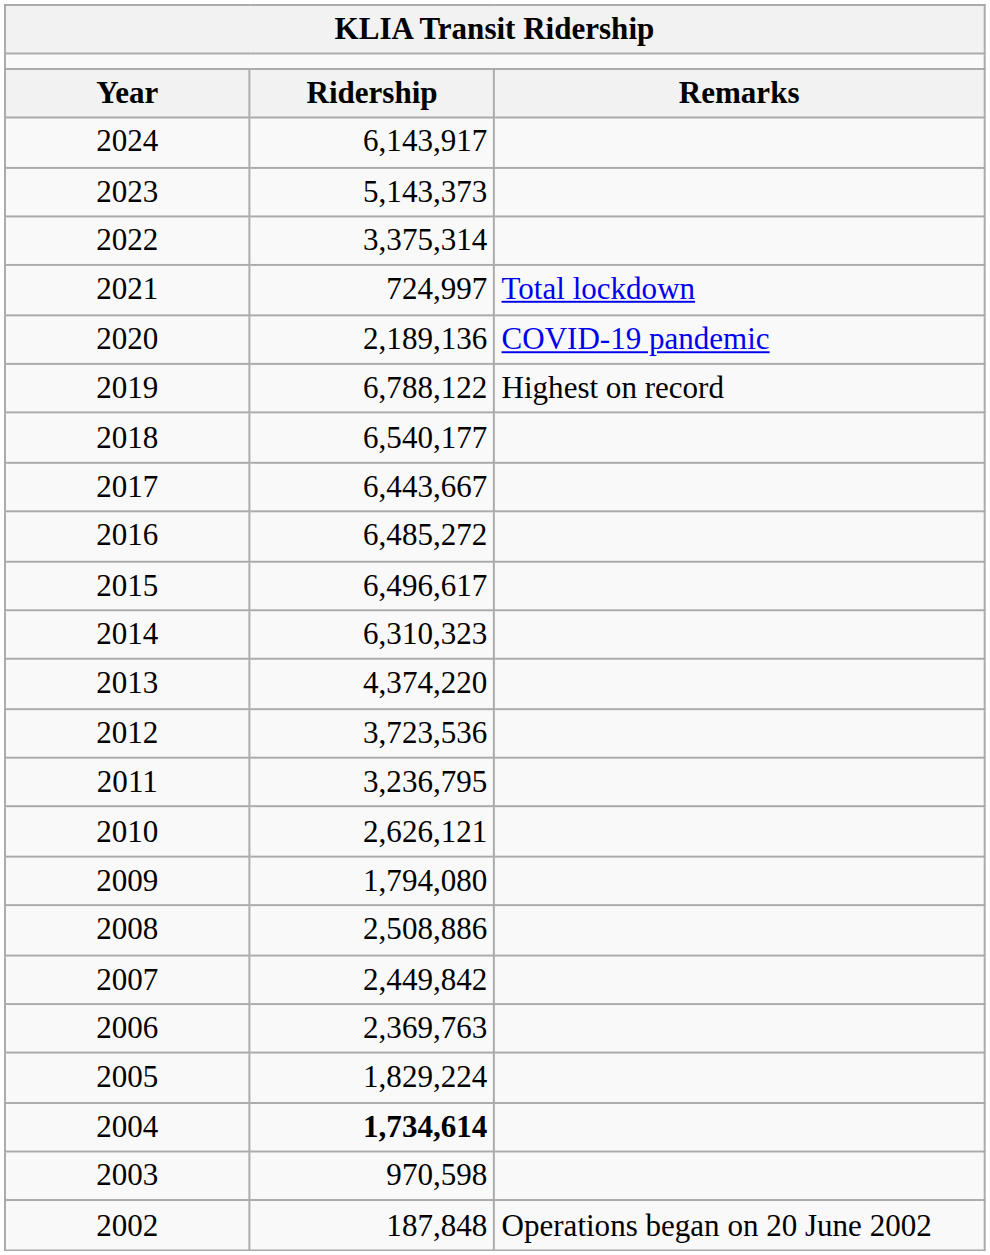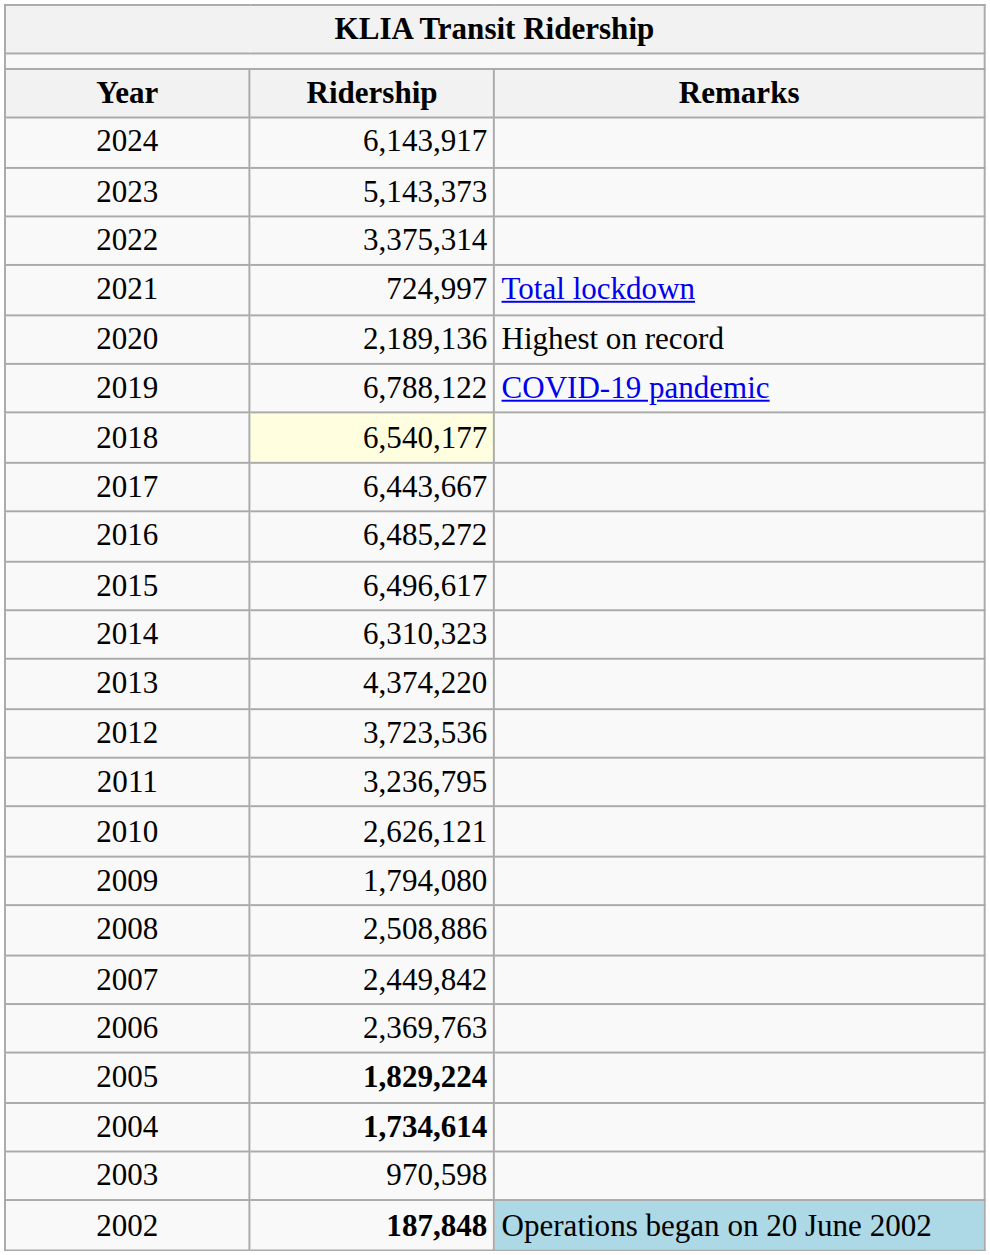(636, 338) COVID-19 pandemic -> (613, 338) Highest on record
(613, 388) Highest on record -> (636, 388) COVID-19 pandemic
(425, 437) no background -> (425, 437) lightyellow background
(425, 1077) normal -> (425, 1077) bold
(437, 1224) normal -> (437, 1224) bold
(717, 1224) no background -> (717, 1224) lightblue background
